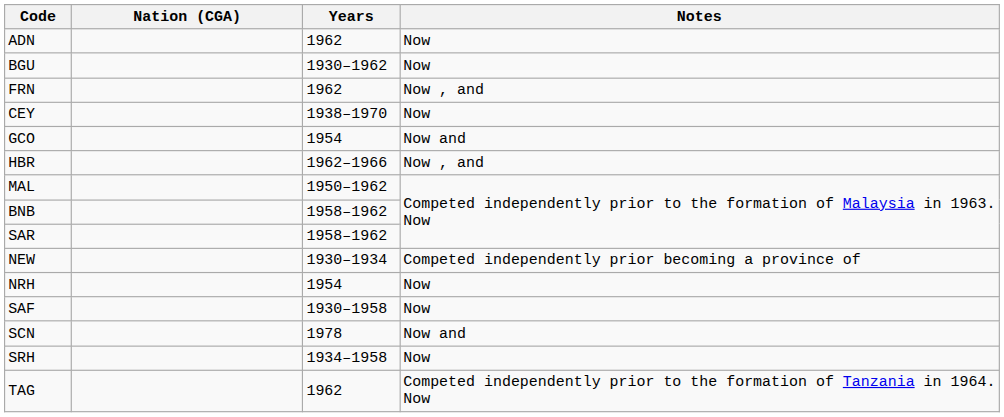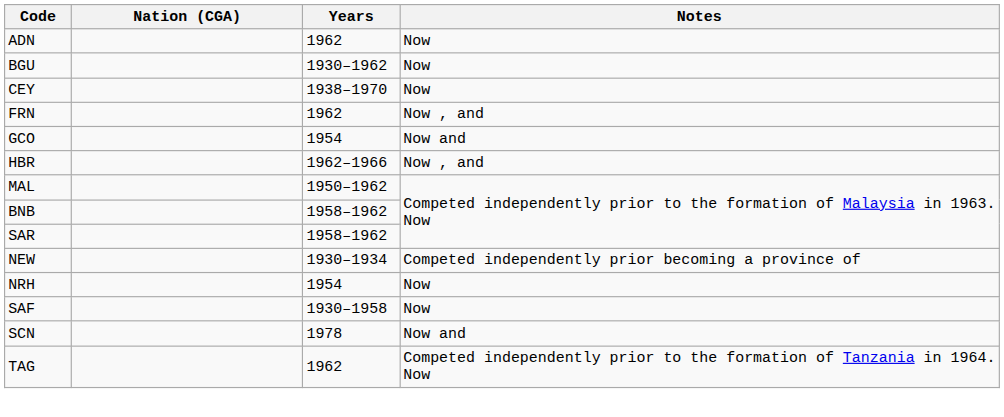rows swapped: (22, 114) <-> (22, 90)
- row: (22, 358)
